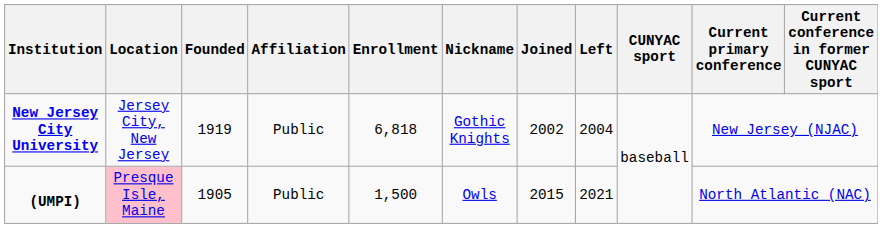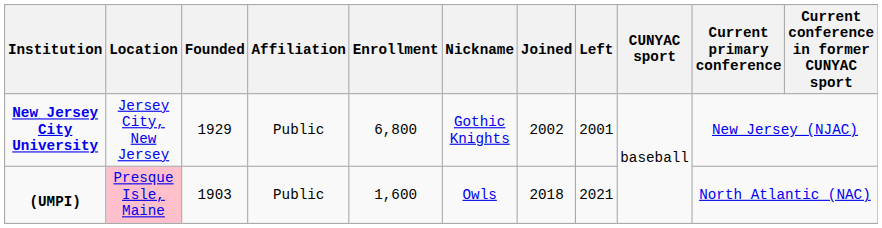(215, 130) 1919 -> (215, 130) 1929
(396, 130) 6,818 -> (396, 130) 6,800
(596, 130) 2004 -> (596, 130) 2001
(215, 195) 1905 -> (215, 195) 1903
(396, 195) 1,500 -> (396, 195) 1,600
(547, 195) 2015 -> (547, 195) 2018
